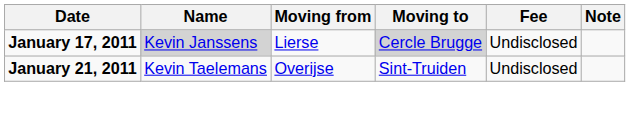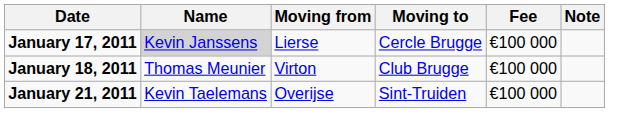(430, 42) lightgrey background -> (430, 42) no background
(534, 42) Undisclosed -> (523, 42) €100 000
+ row: (72, 68)
(534, 68) Undisclosed -> (523, 94) €100 000
